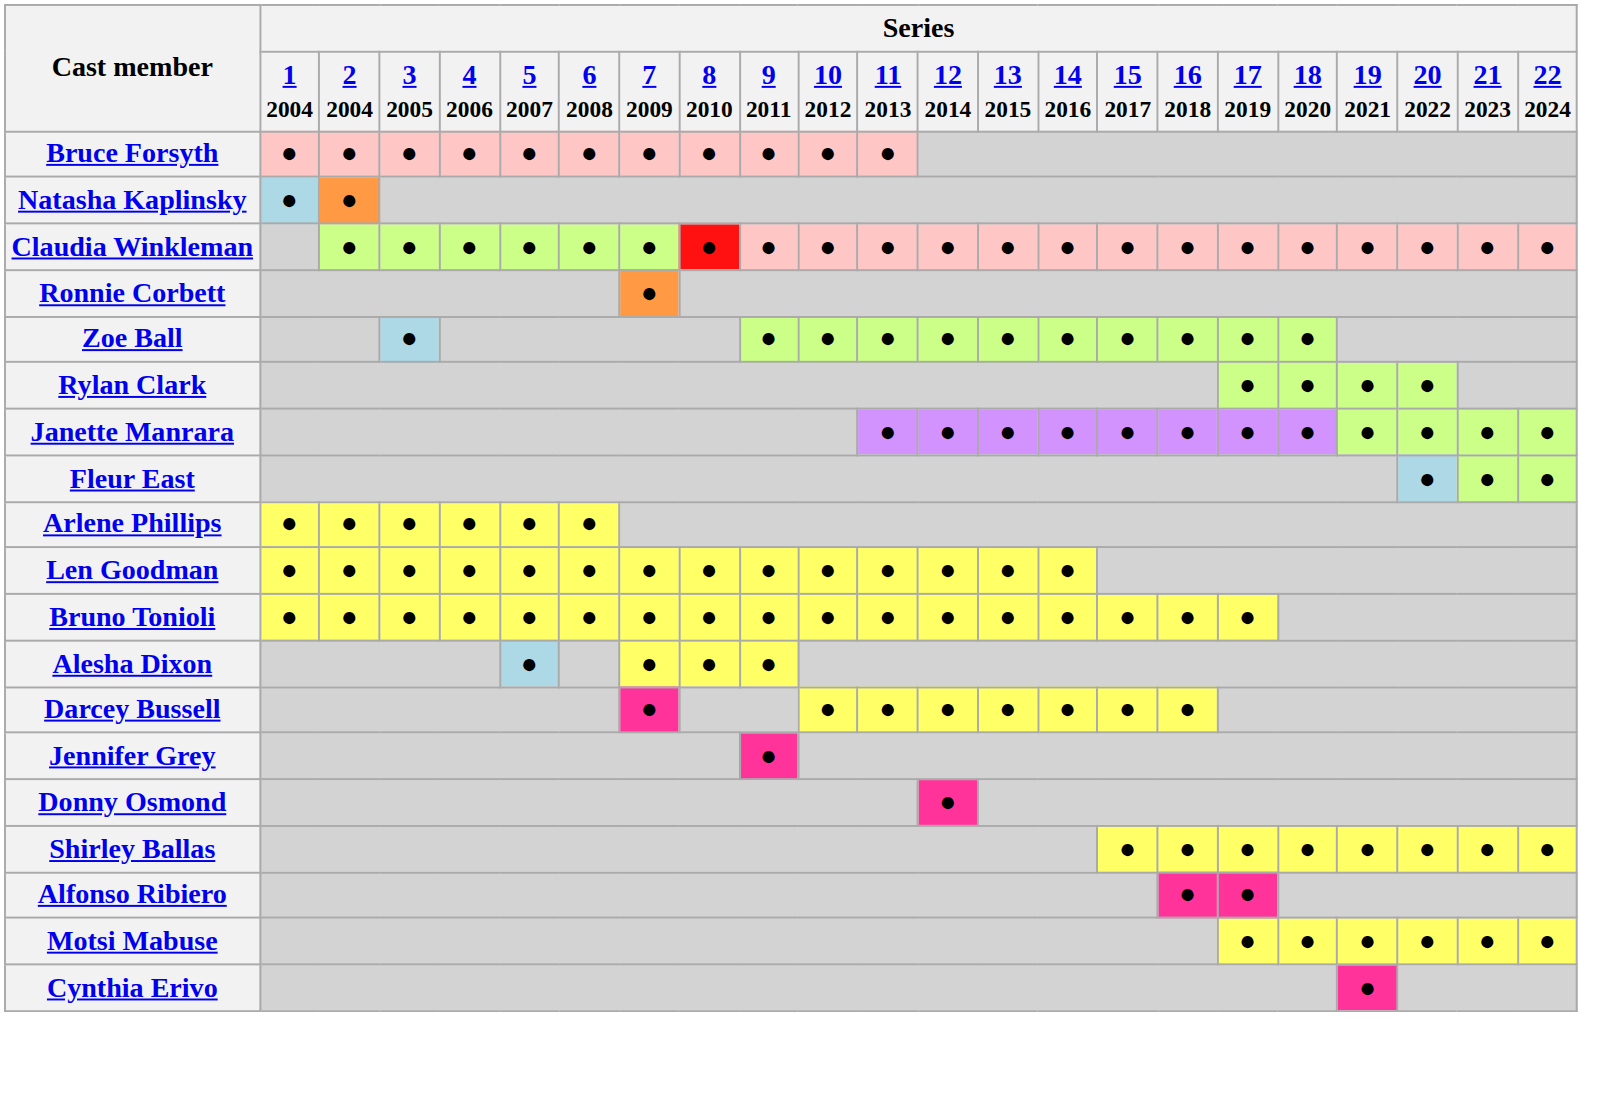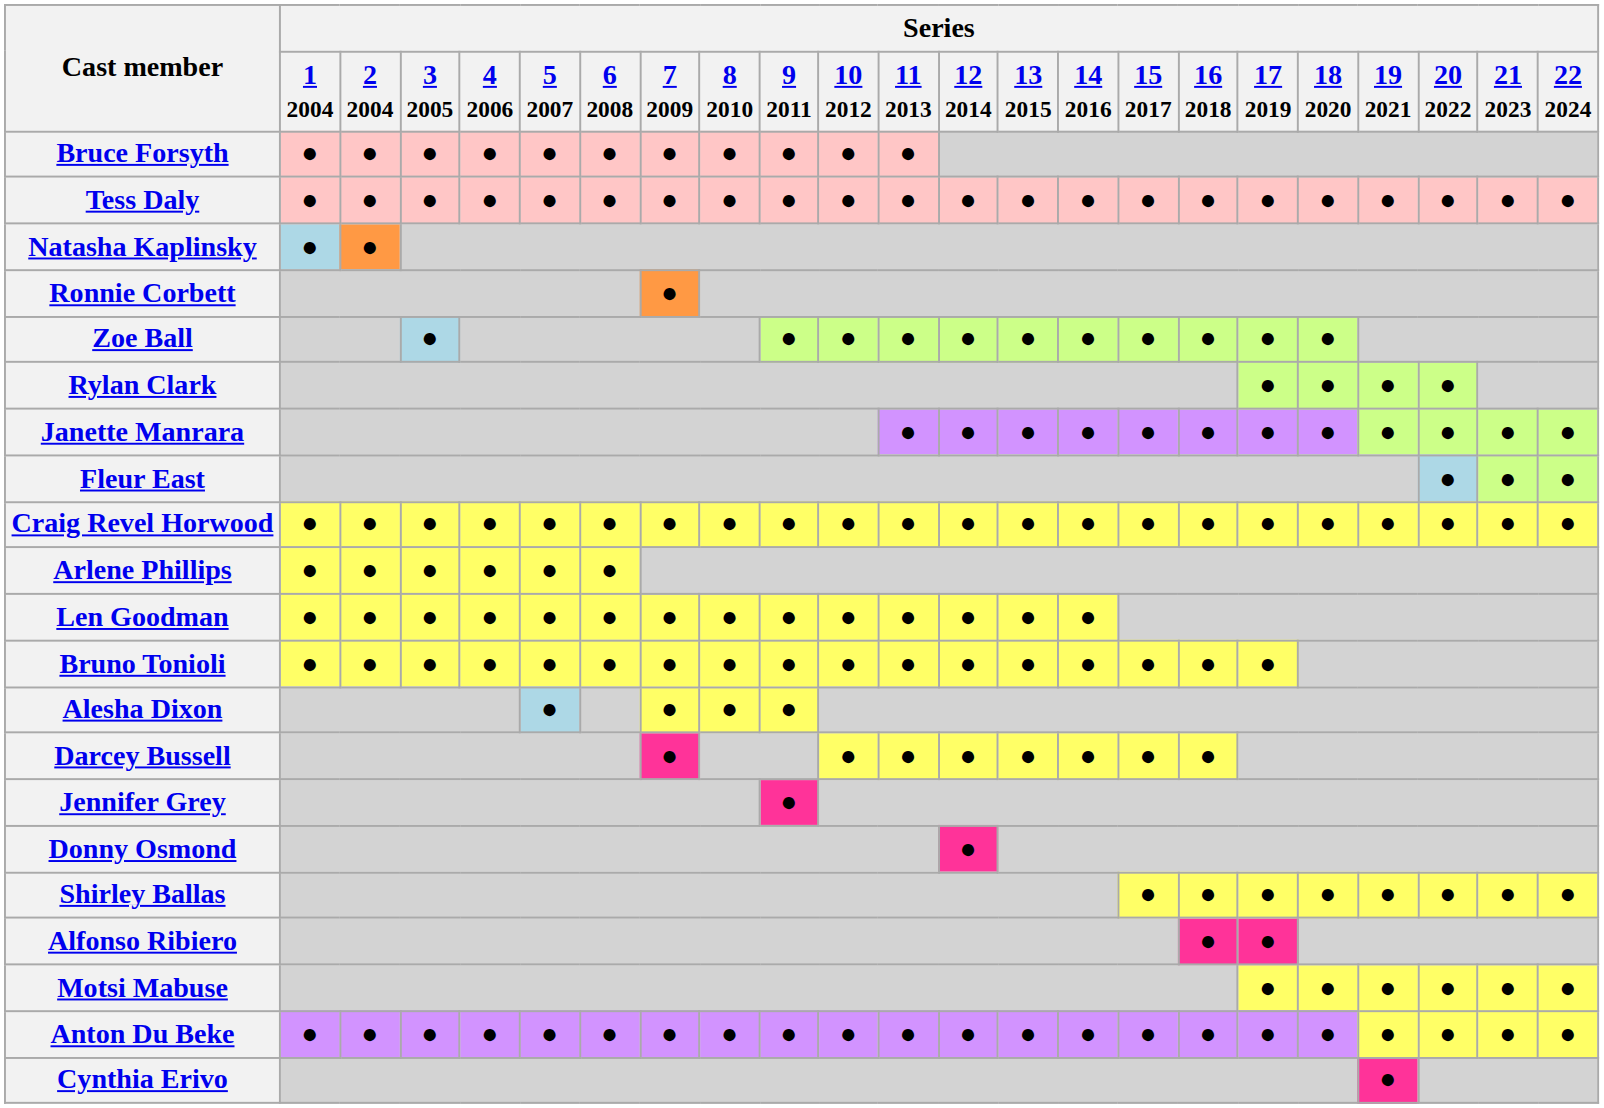+ row: (142, 200)
- row: (132, 246)
+ row: (142, 524)
+ row: (142, 1033)
